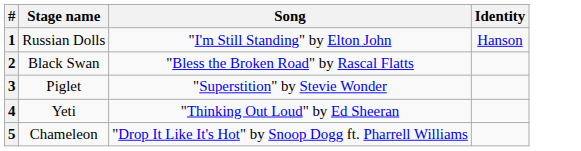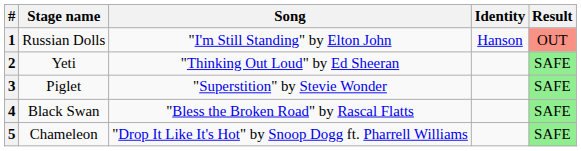+ column: (552, 16)
(64, 63) Black Swan -> (64, 63) Yeti
(290, 63) "Bless the Broken Road" by Rascal Flatts -> (290, 63) "Thinking Out Loud" by Ed Sheeran
(64, 110) Yeti -> (64, 110) Black Swan
(290, 110) "Thinking Out Loud" by Ed Sheeran -> (290, 110) "Bless the Broken Road" by Rascal Flatts
